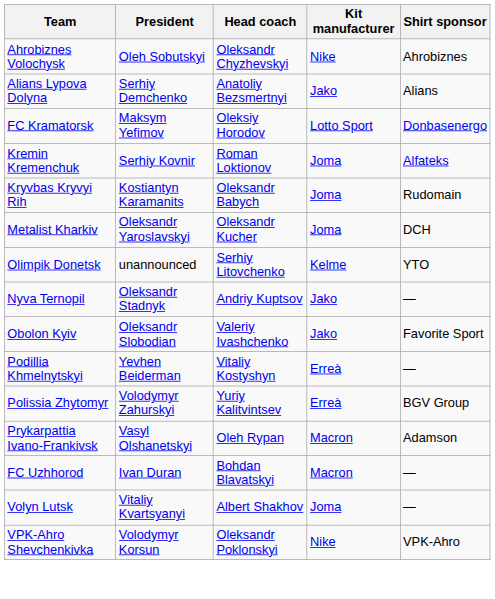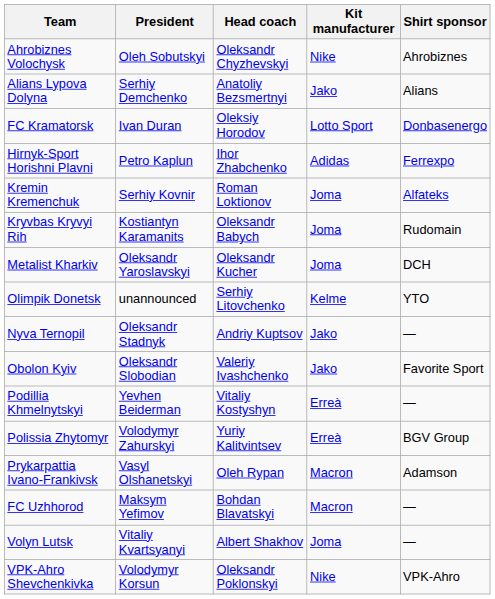(143, 125) Maksym Yefimov -> (150, 125) Ivan Duran
+ row: (50, 160)
(150, 472) Ivan Duran -> (143, 507) Maksym Yefimov
